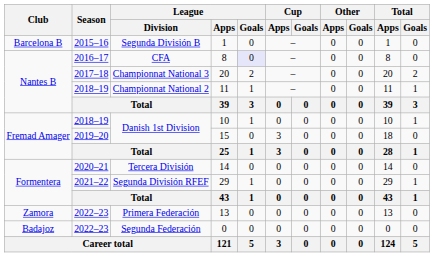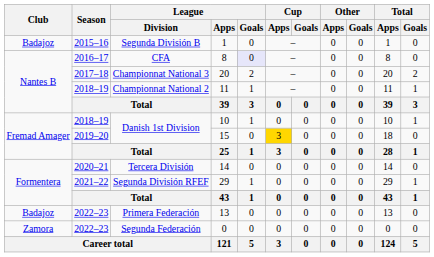(38, 43) Barcelona B -> (38, 43) Badajoz
(279, 136) no background -> (279, 136) gold background
(38, 213) Zamora -> (38, 213) Badajoz
(38, 228) Badajoz -> (38, 228) Zamora
